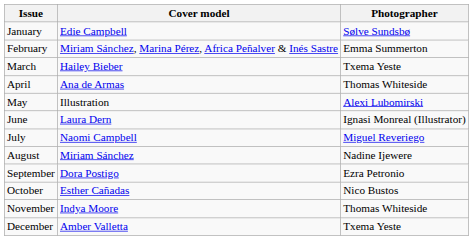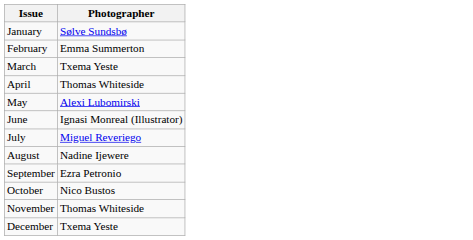- column: (199, 13)
